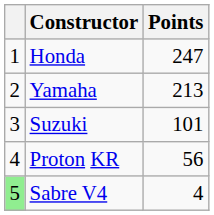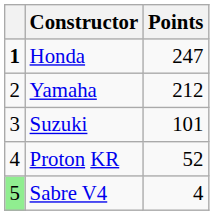(15, 56) normal -> (15, 56) bold
(188, 90) 213 -> (188, 90) 212
(193, 159) 56 -> (193, 159) 52
